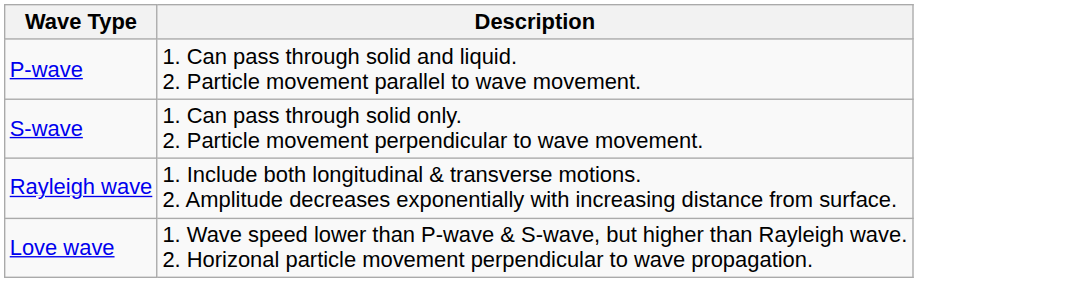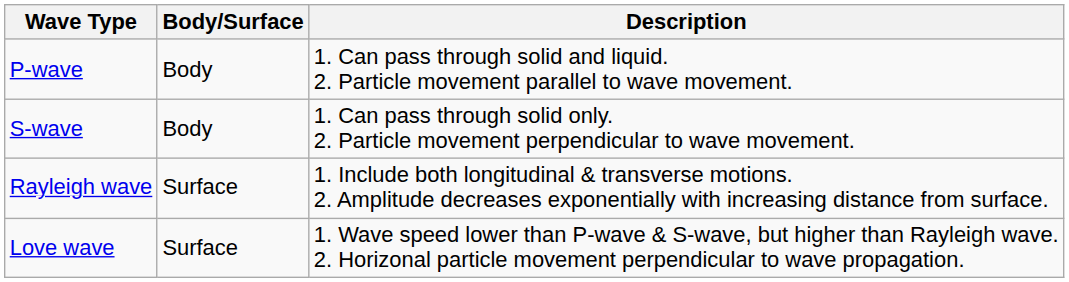+ column: (233, 21)
